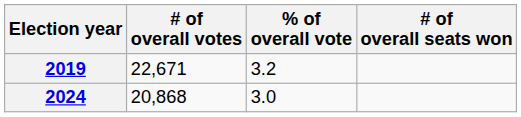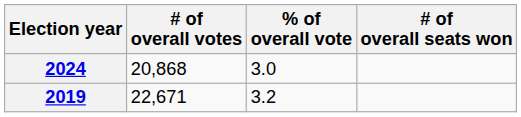rows swapped: (66, 68) <-> (66, 97)
